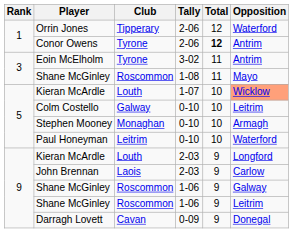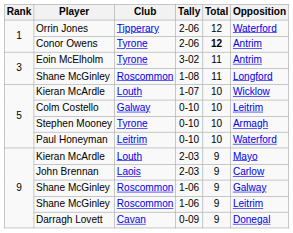(245, 76) Mayo -> (253, 76) Longford
(251, 92) lightsalmon background -> (251, 92) no background
(141, 124) Monaghan -> (132, 124) Tyrone
(253, 156) Longford -> (245, 156) Mayo
